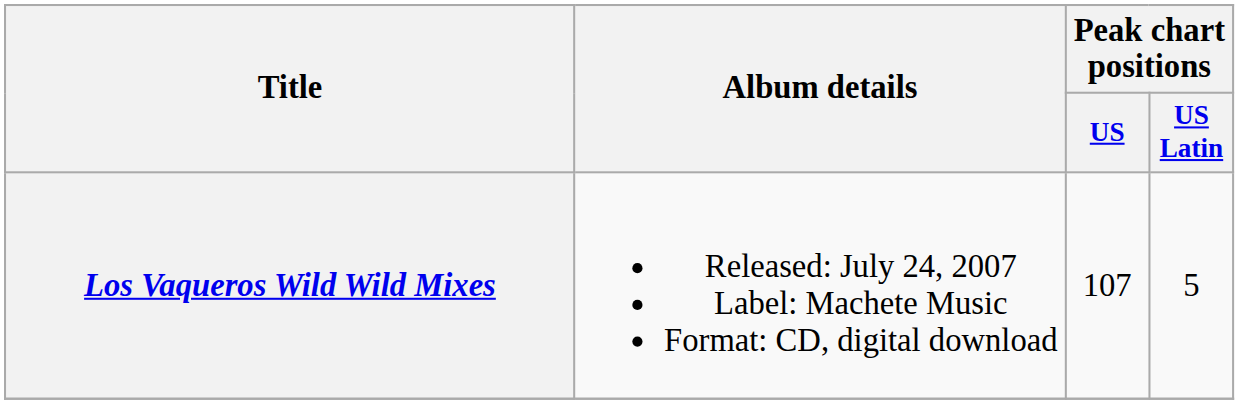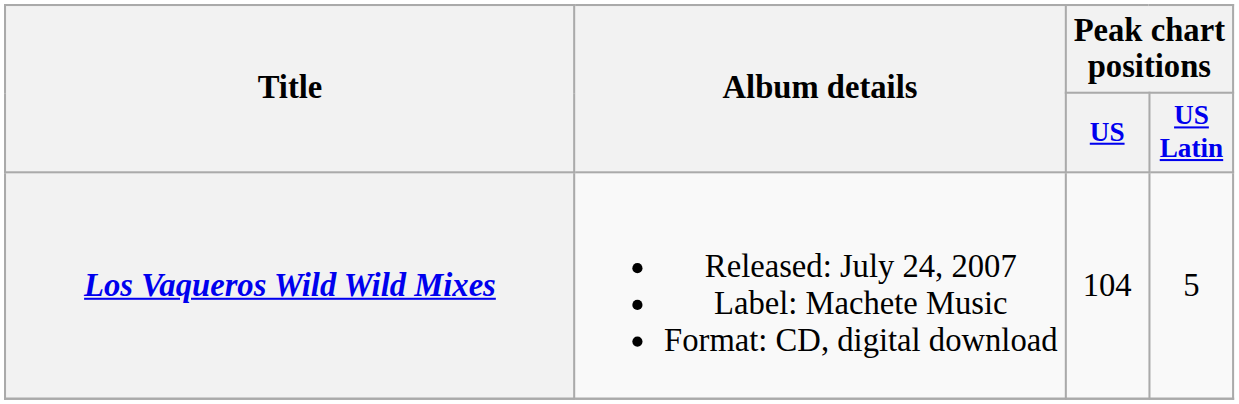(1107, 284) 107 -> (1107, 284) 104
